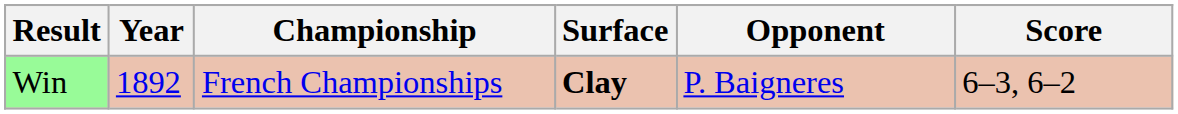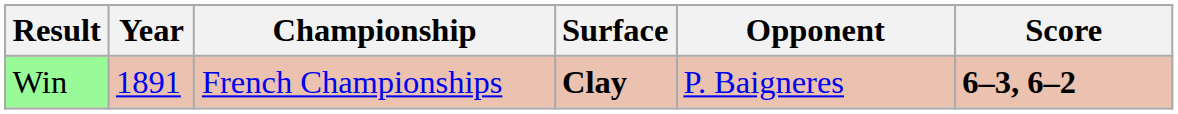(148, 81) 1892 -> (148, 81) 1891
(1019, 81) normal -> (1019, 81) bold
